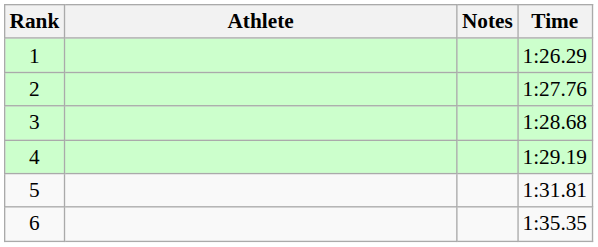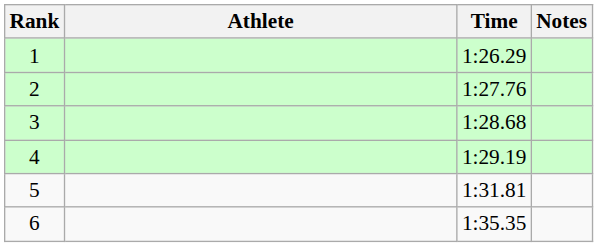columns swapped: (555, 21) <-> (487, 21)
